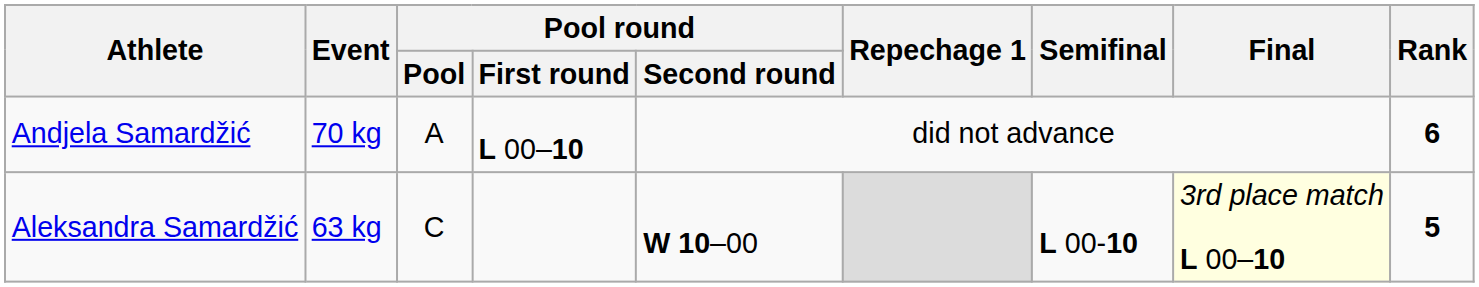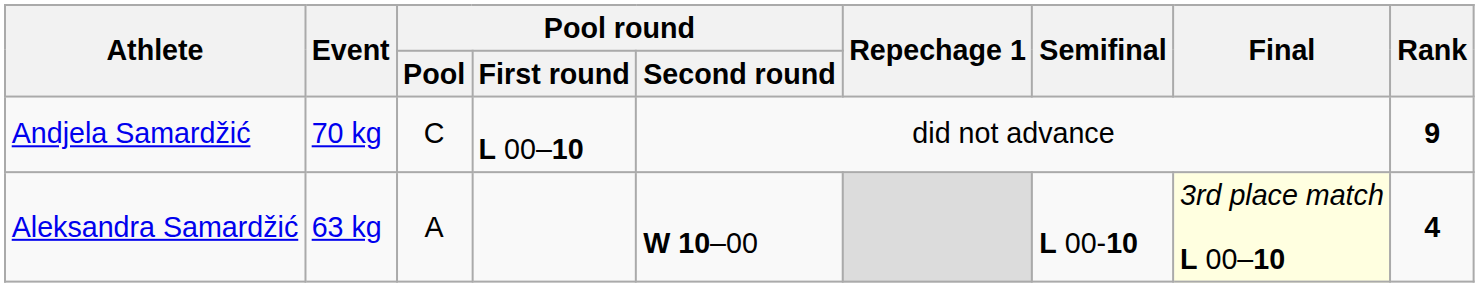(434, 134) A -> (434, 134) C
(1432, 134) 6 -> (1432, 134) 9
(434, 228) C -> (434, 228) A
(1432, 228) 5 -> (1432, 228) 4
